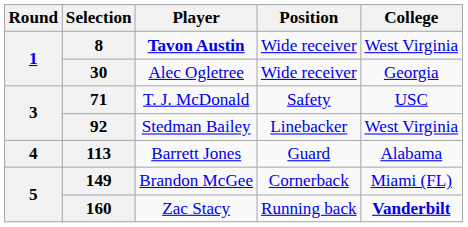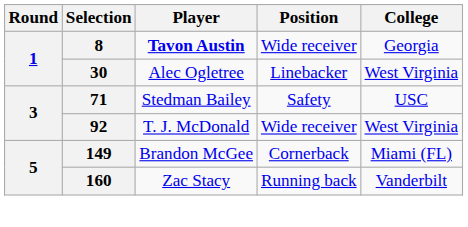(411, 45) West Virginia -> (411, 45) Georgia
(309, 72) Wide receiver -> (309, 72) Linebacker
(411, 72) Georgia -> (411, 72) West Virginia
(196, 99) T. J. McDonald -> (196, 99) Stedman Bailey
(196, 126) Stedman Bailey -> (196, 126) T. J. McDonald
(309, 126) Linebacker -> (309, 126) Wide receiver
- row: (99, 153)
(411, 208) bold -> (411, 180) normal
